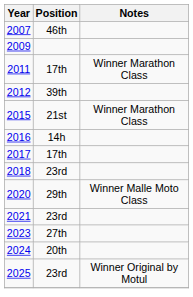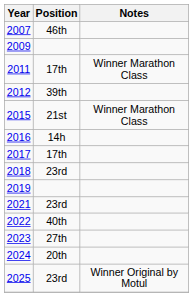+ row: (19, 188)
- row: (19, 194)
+ row: (19, 222)
